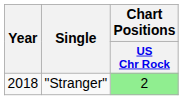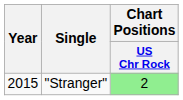(23, 83) 2018 -> (23, 83) 2015
